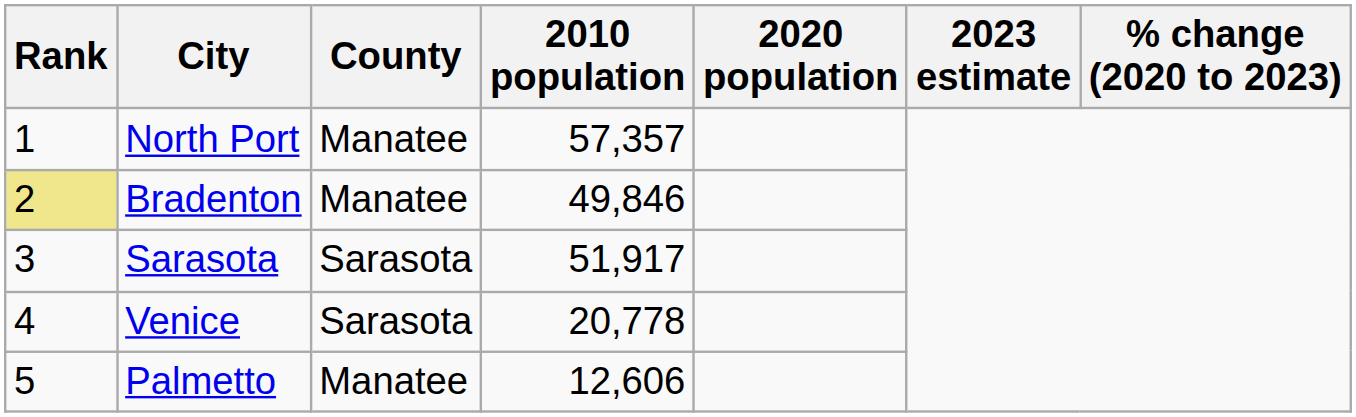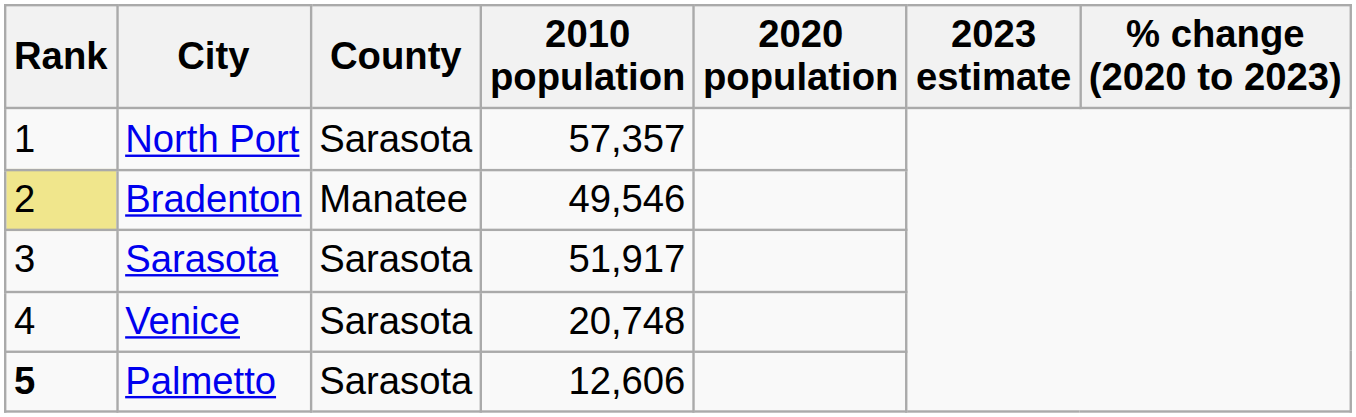(394, 138) Manatee -> (396, 138) Sarasota
(627, 199) 49,846 -> (627, 199) 49,546
(627, 320) 20,778 -> (627, 320) 20,748
(25, 381) normal -> (25, 381) bold
(394, 381) Manatee -> (396, 381) Sarasota
